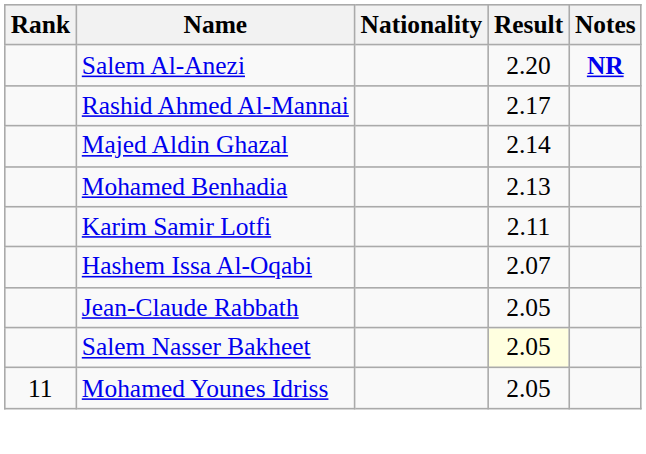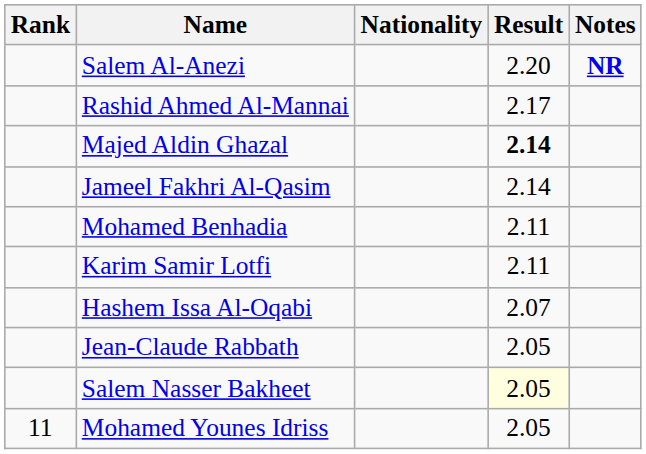(529, 145) normal -> (529, 145) bold
+ row: (206, 186)
(529, 186) 2.13 -> (529, 226) 2.11
